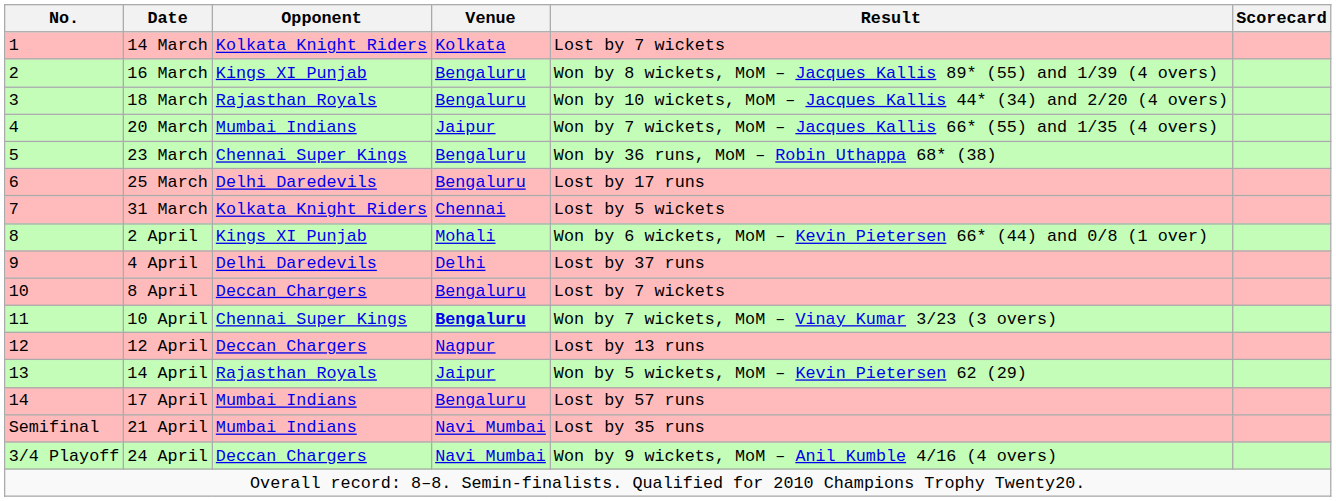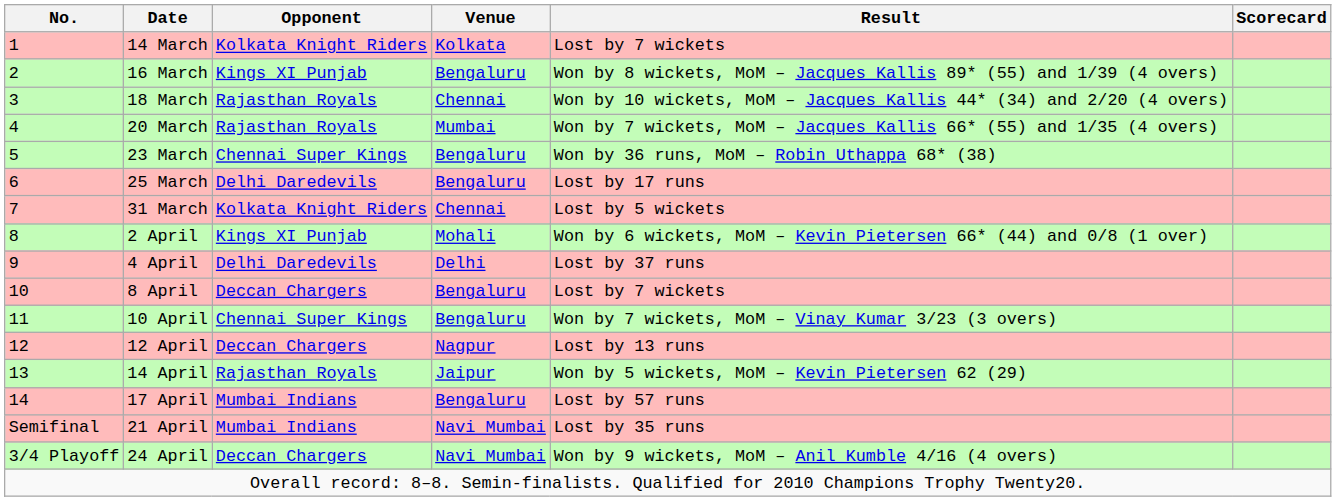(480, 100) Bengaluru -> (470, 100) Chennai
(286, 128) Mumbai Indians -> (296, 128) Rajasthan Royals
(465, 128) Jaipur -> (465, 128) Mumbai
(480, 319) bold -> (480, 319) normal
